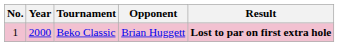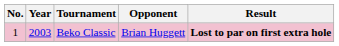(40, 32) 2000 -> (40, 32) 2003
